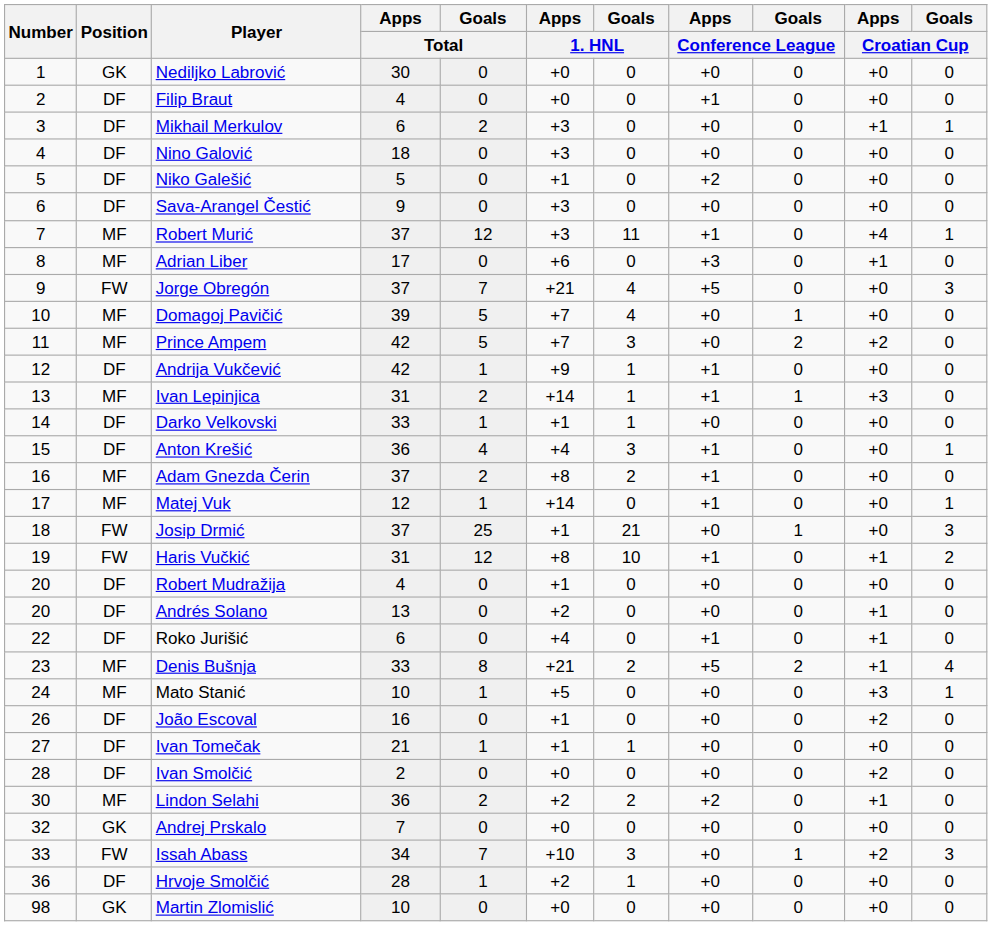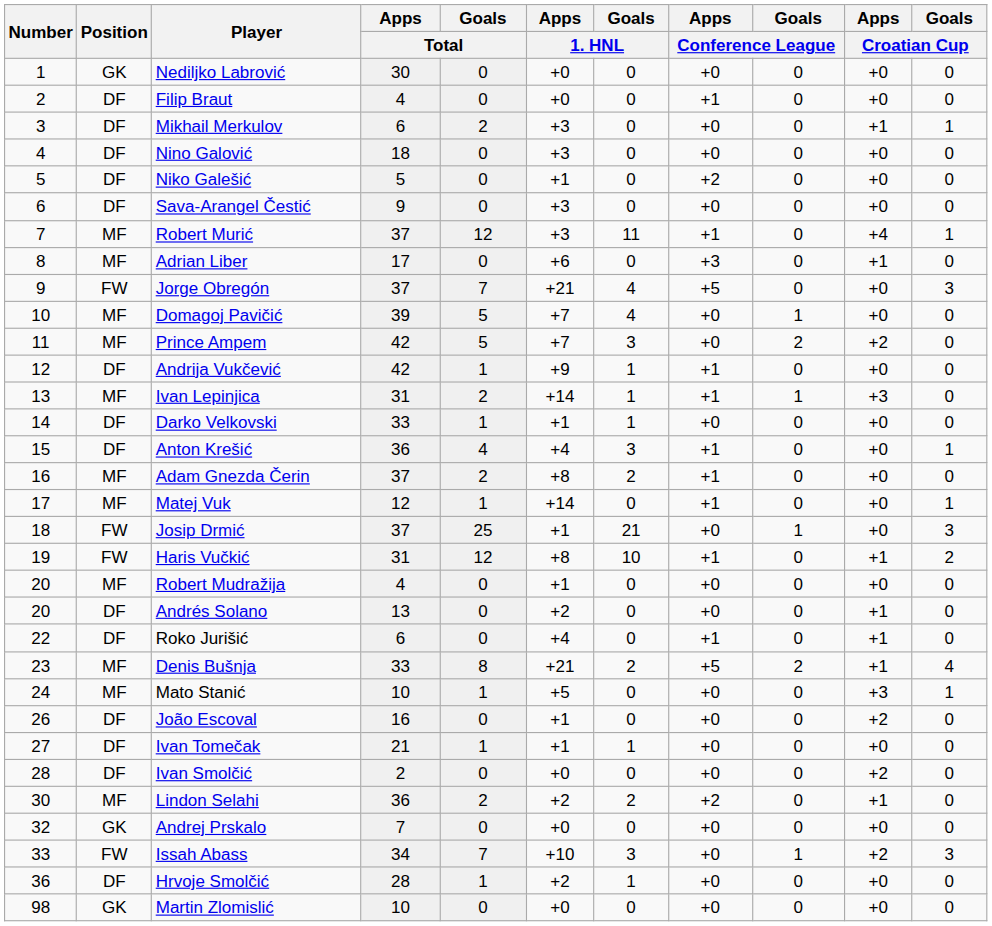(114, 584) DF -> (114, 584) MF
